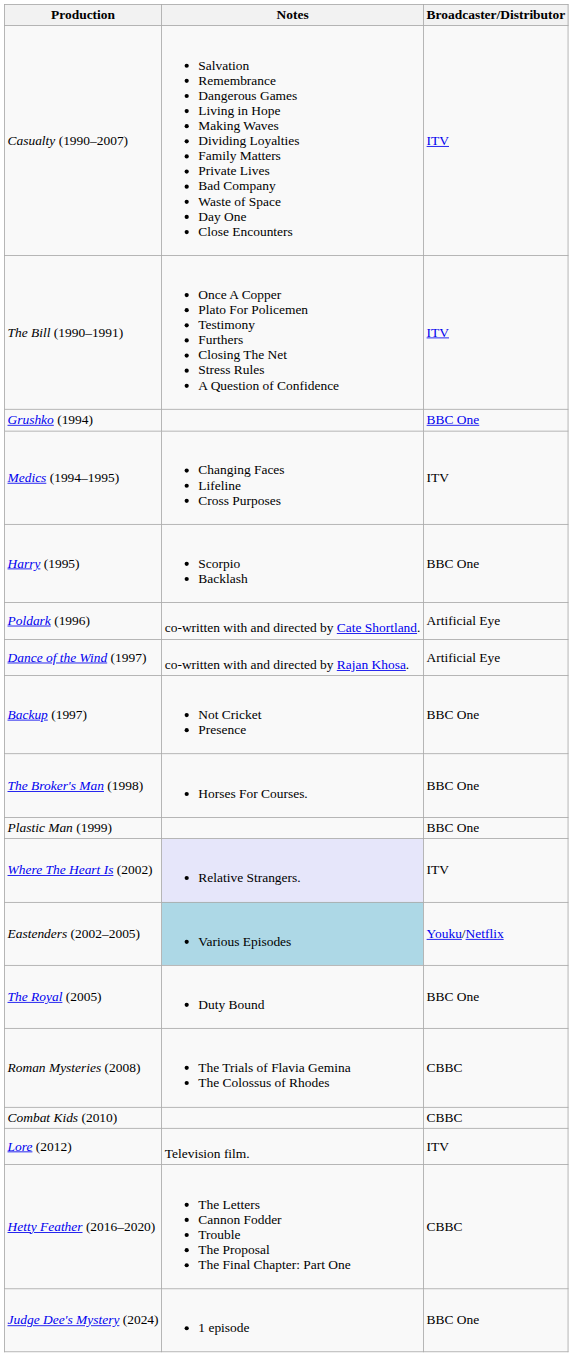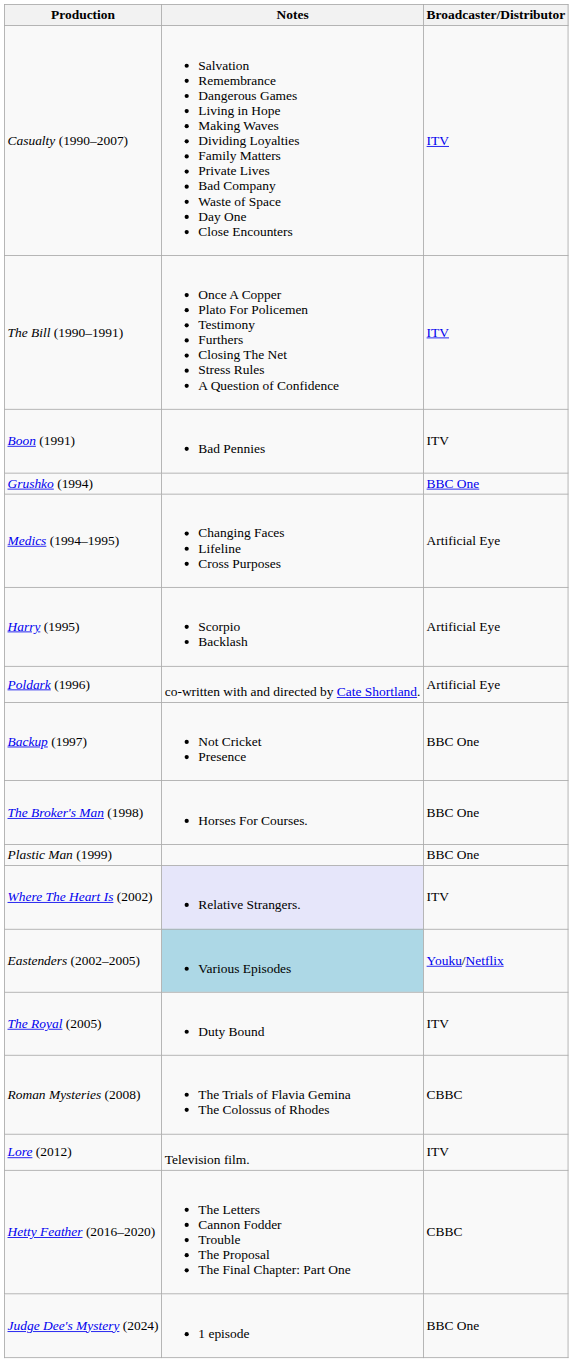+ row: (41, 441)
(438, 477) ITV -> (463, 540) Artificial Eye
(453, 563) BBC One -> (463, 626) Artificial Eye
- row: (77, 657)
(453, 997) BBC One -> (438, 1023) ITV
- row: (62, 1117)
